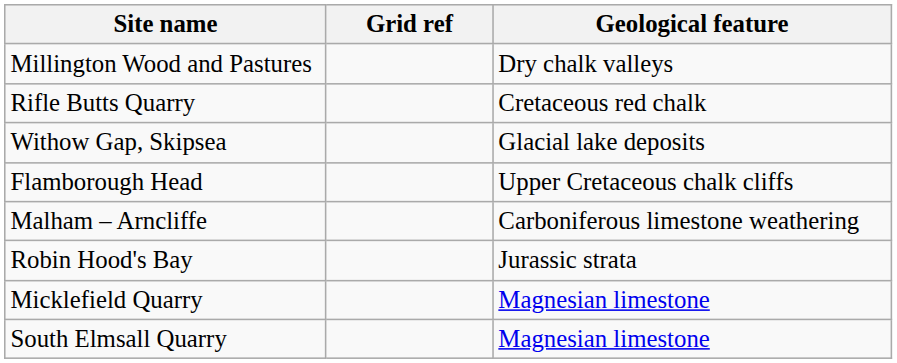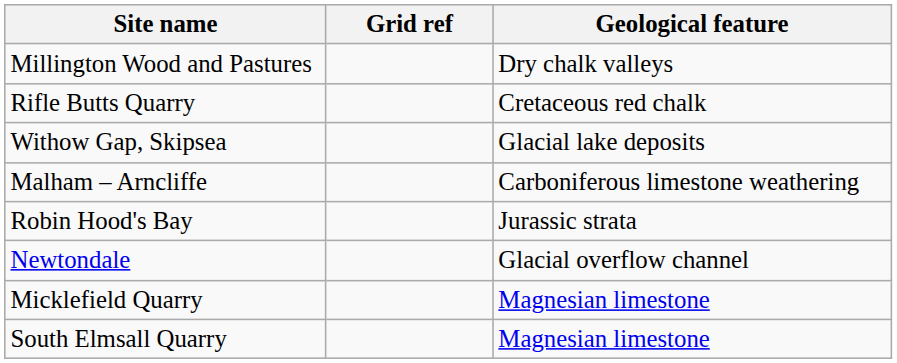- row: (107, 181)
+ row: (70, 260)
